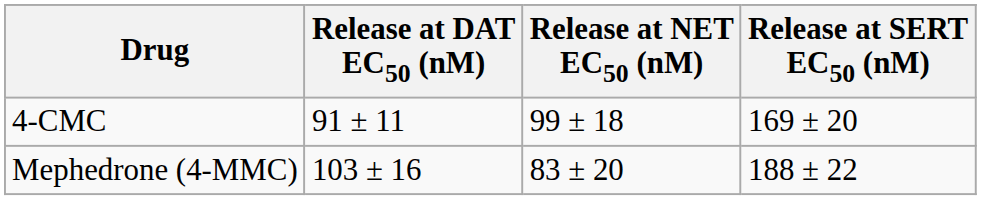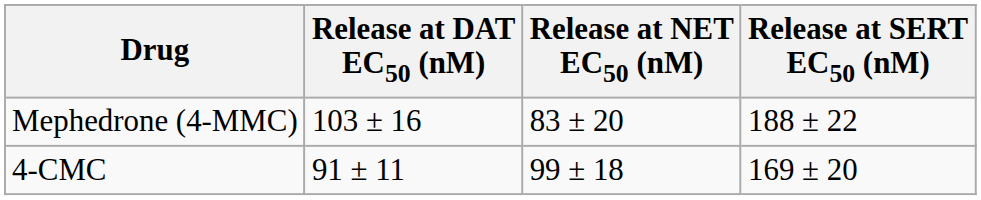rows swapped: (155, 169) <-> (59, 120)
